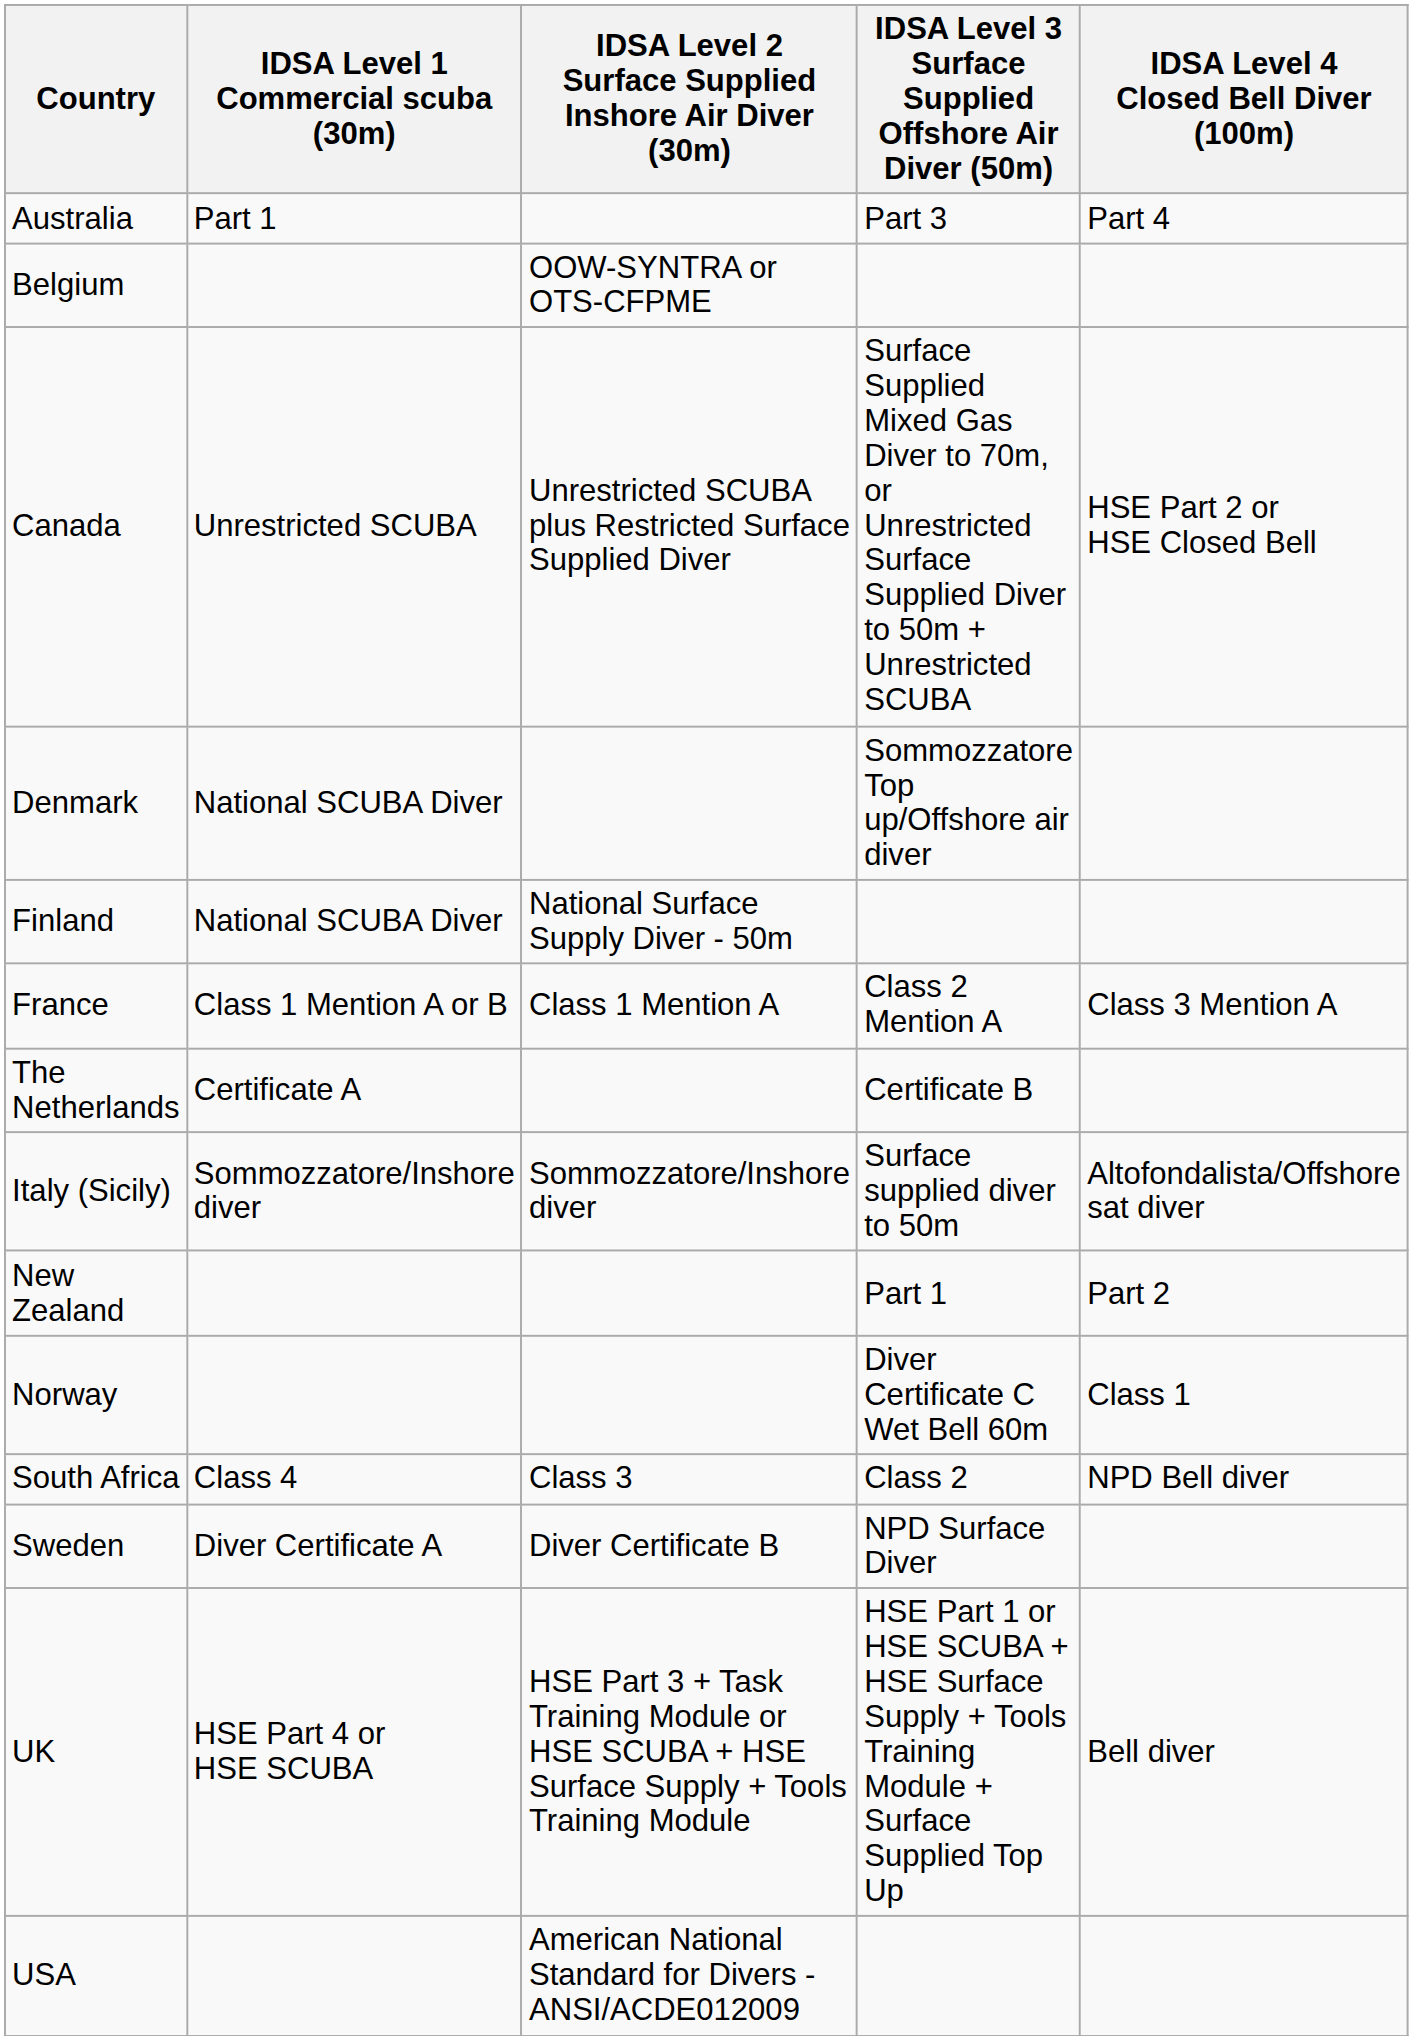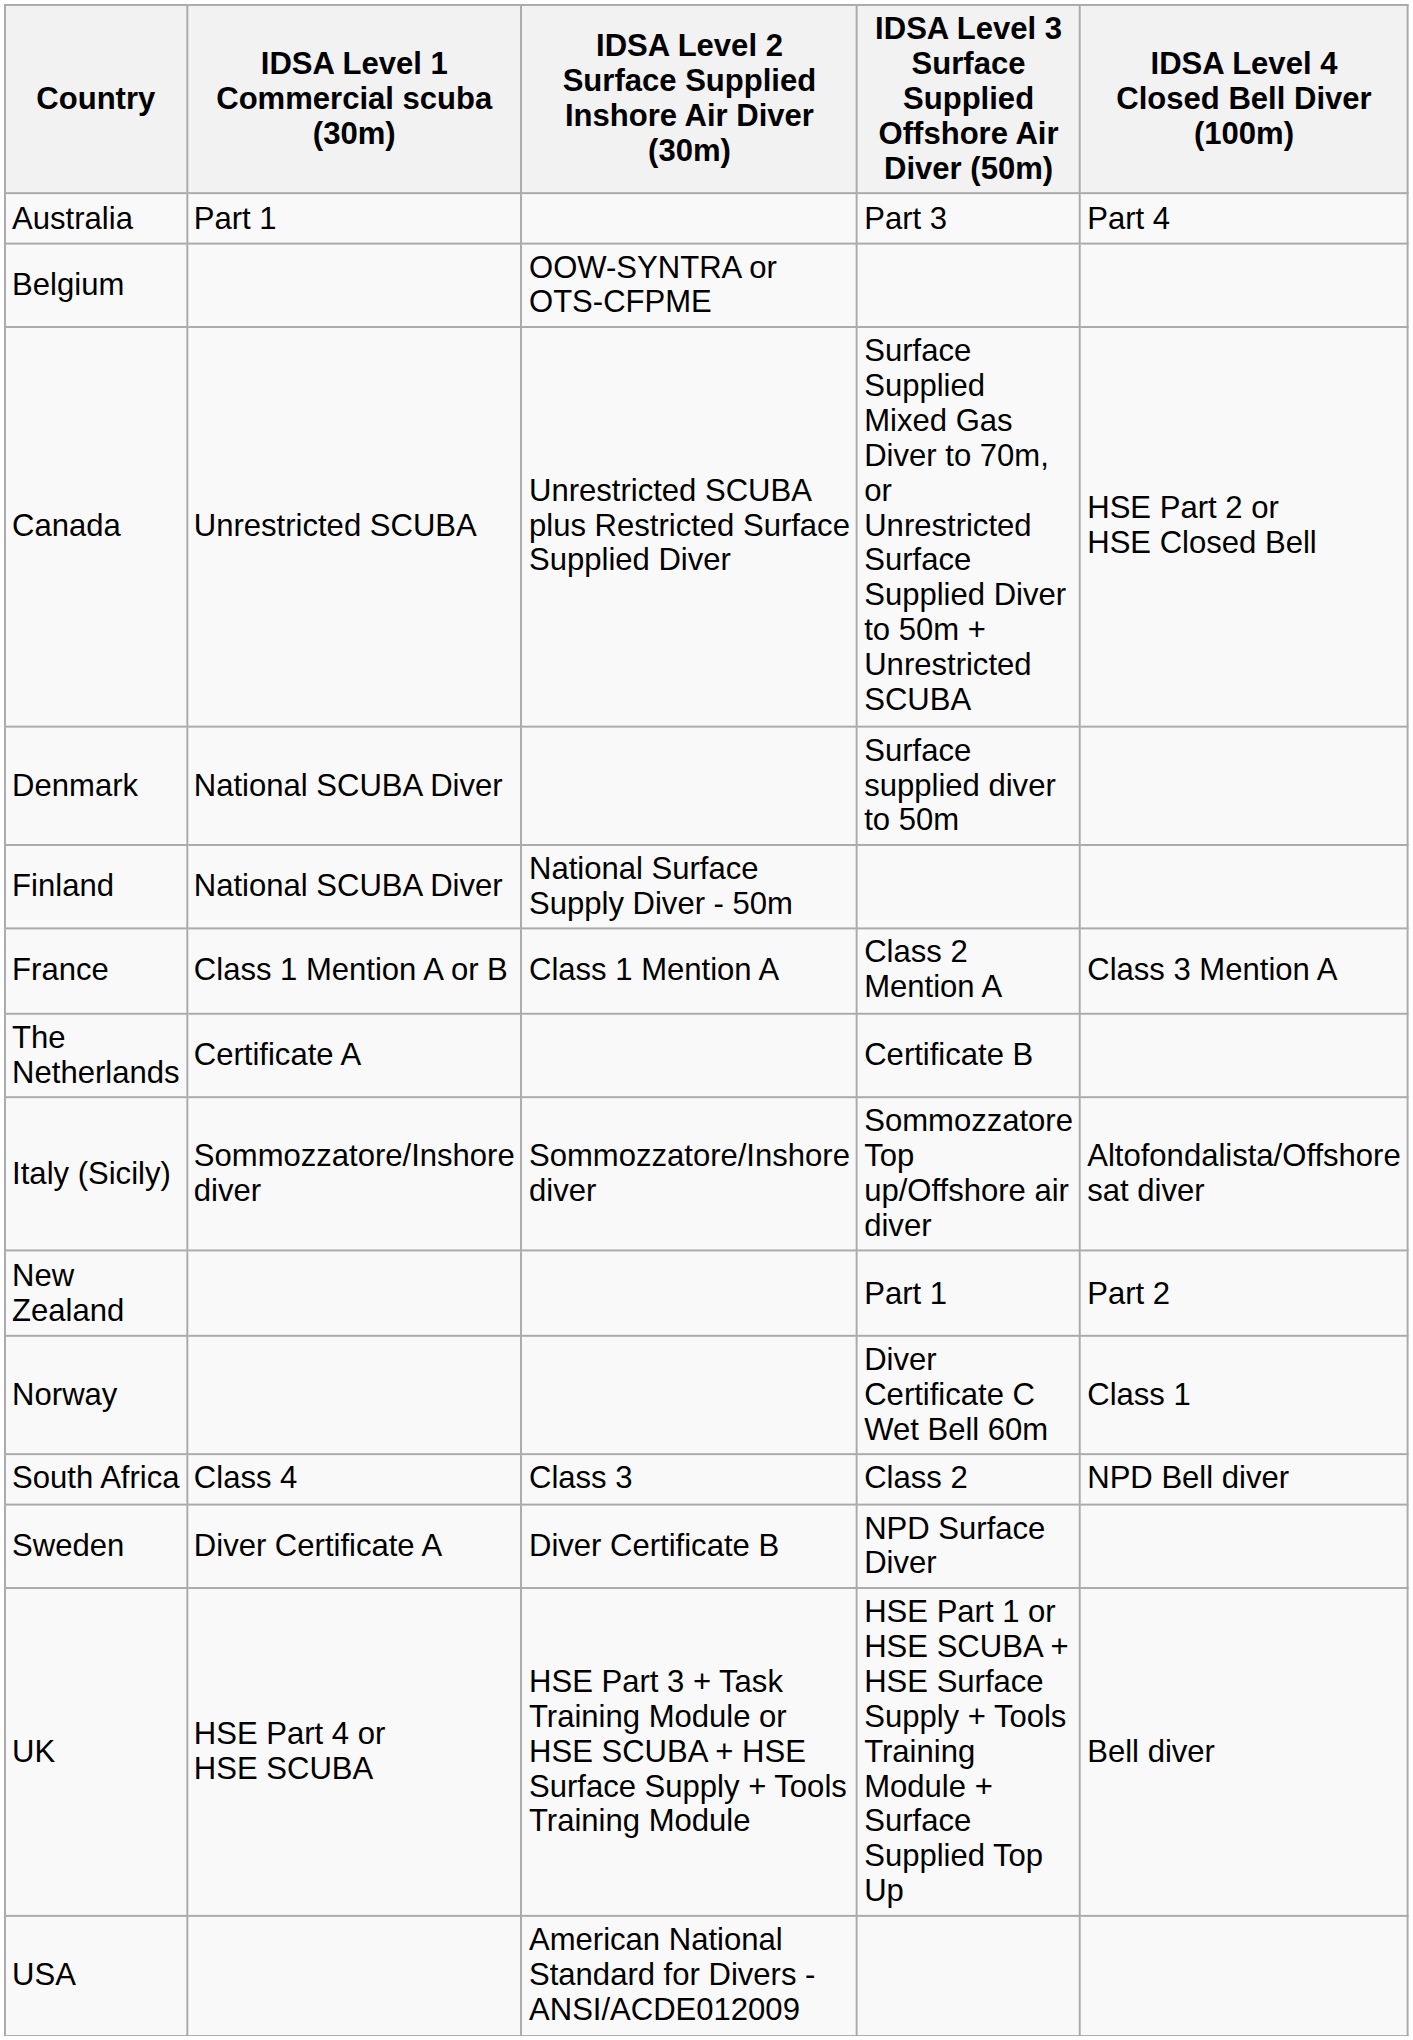(969, 802) Sommozzatore Top up/Offshore air diver -> (960, 784) Surface supplied diver to 50m
(960, 1191) Surface supplied diver to 50m -> (969, 1173) Sommozzatore Top up/Offshore air diver
